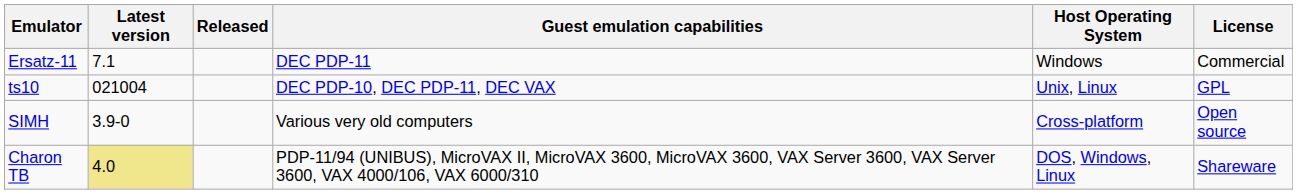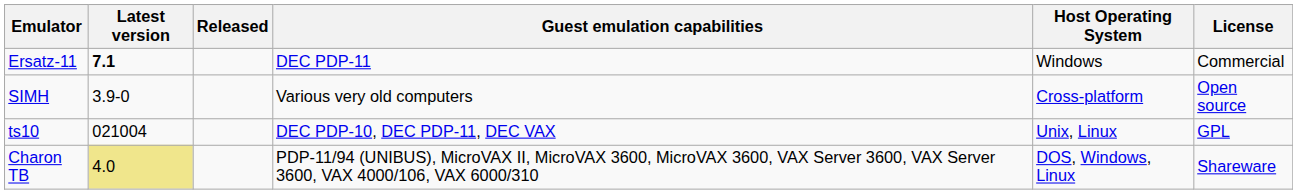(104, 61) normal -> (104, 61) bold
rows swapped: (24, 87) <-> (29, 122)
